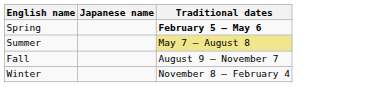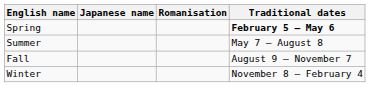+ column: (193, 12)
(204, 43) khaki background -> (277, 43) no background
